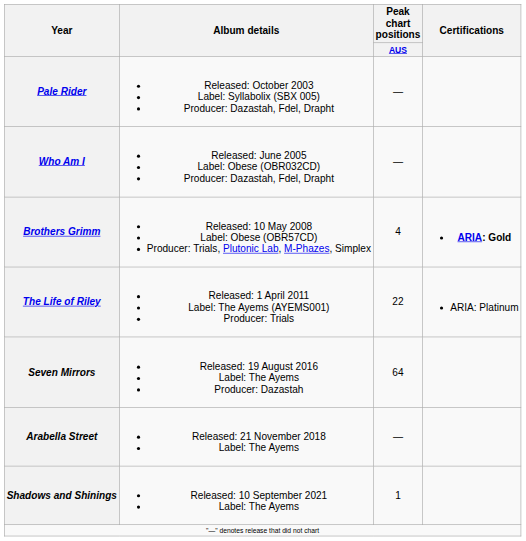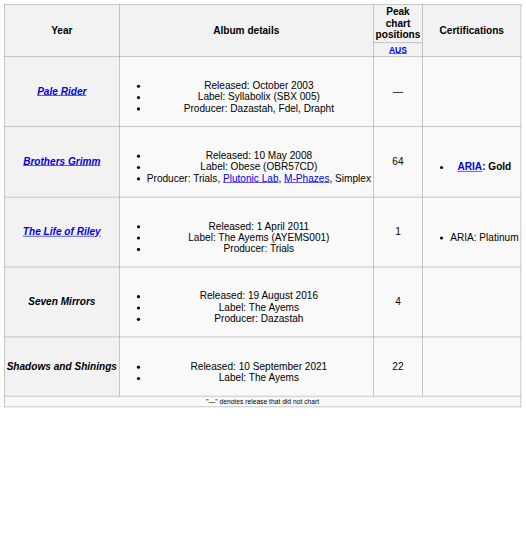- row: (62, 161)
(398, 232) 4 -> (398, 161) 64
(398, 302) 22 -> (398, 232) 1
(398, 372) 64 -> (398, 302) 4
- row: (62, 436)
(398, 495) 1 -> (398, 366) 22
